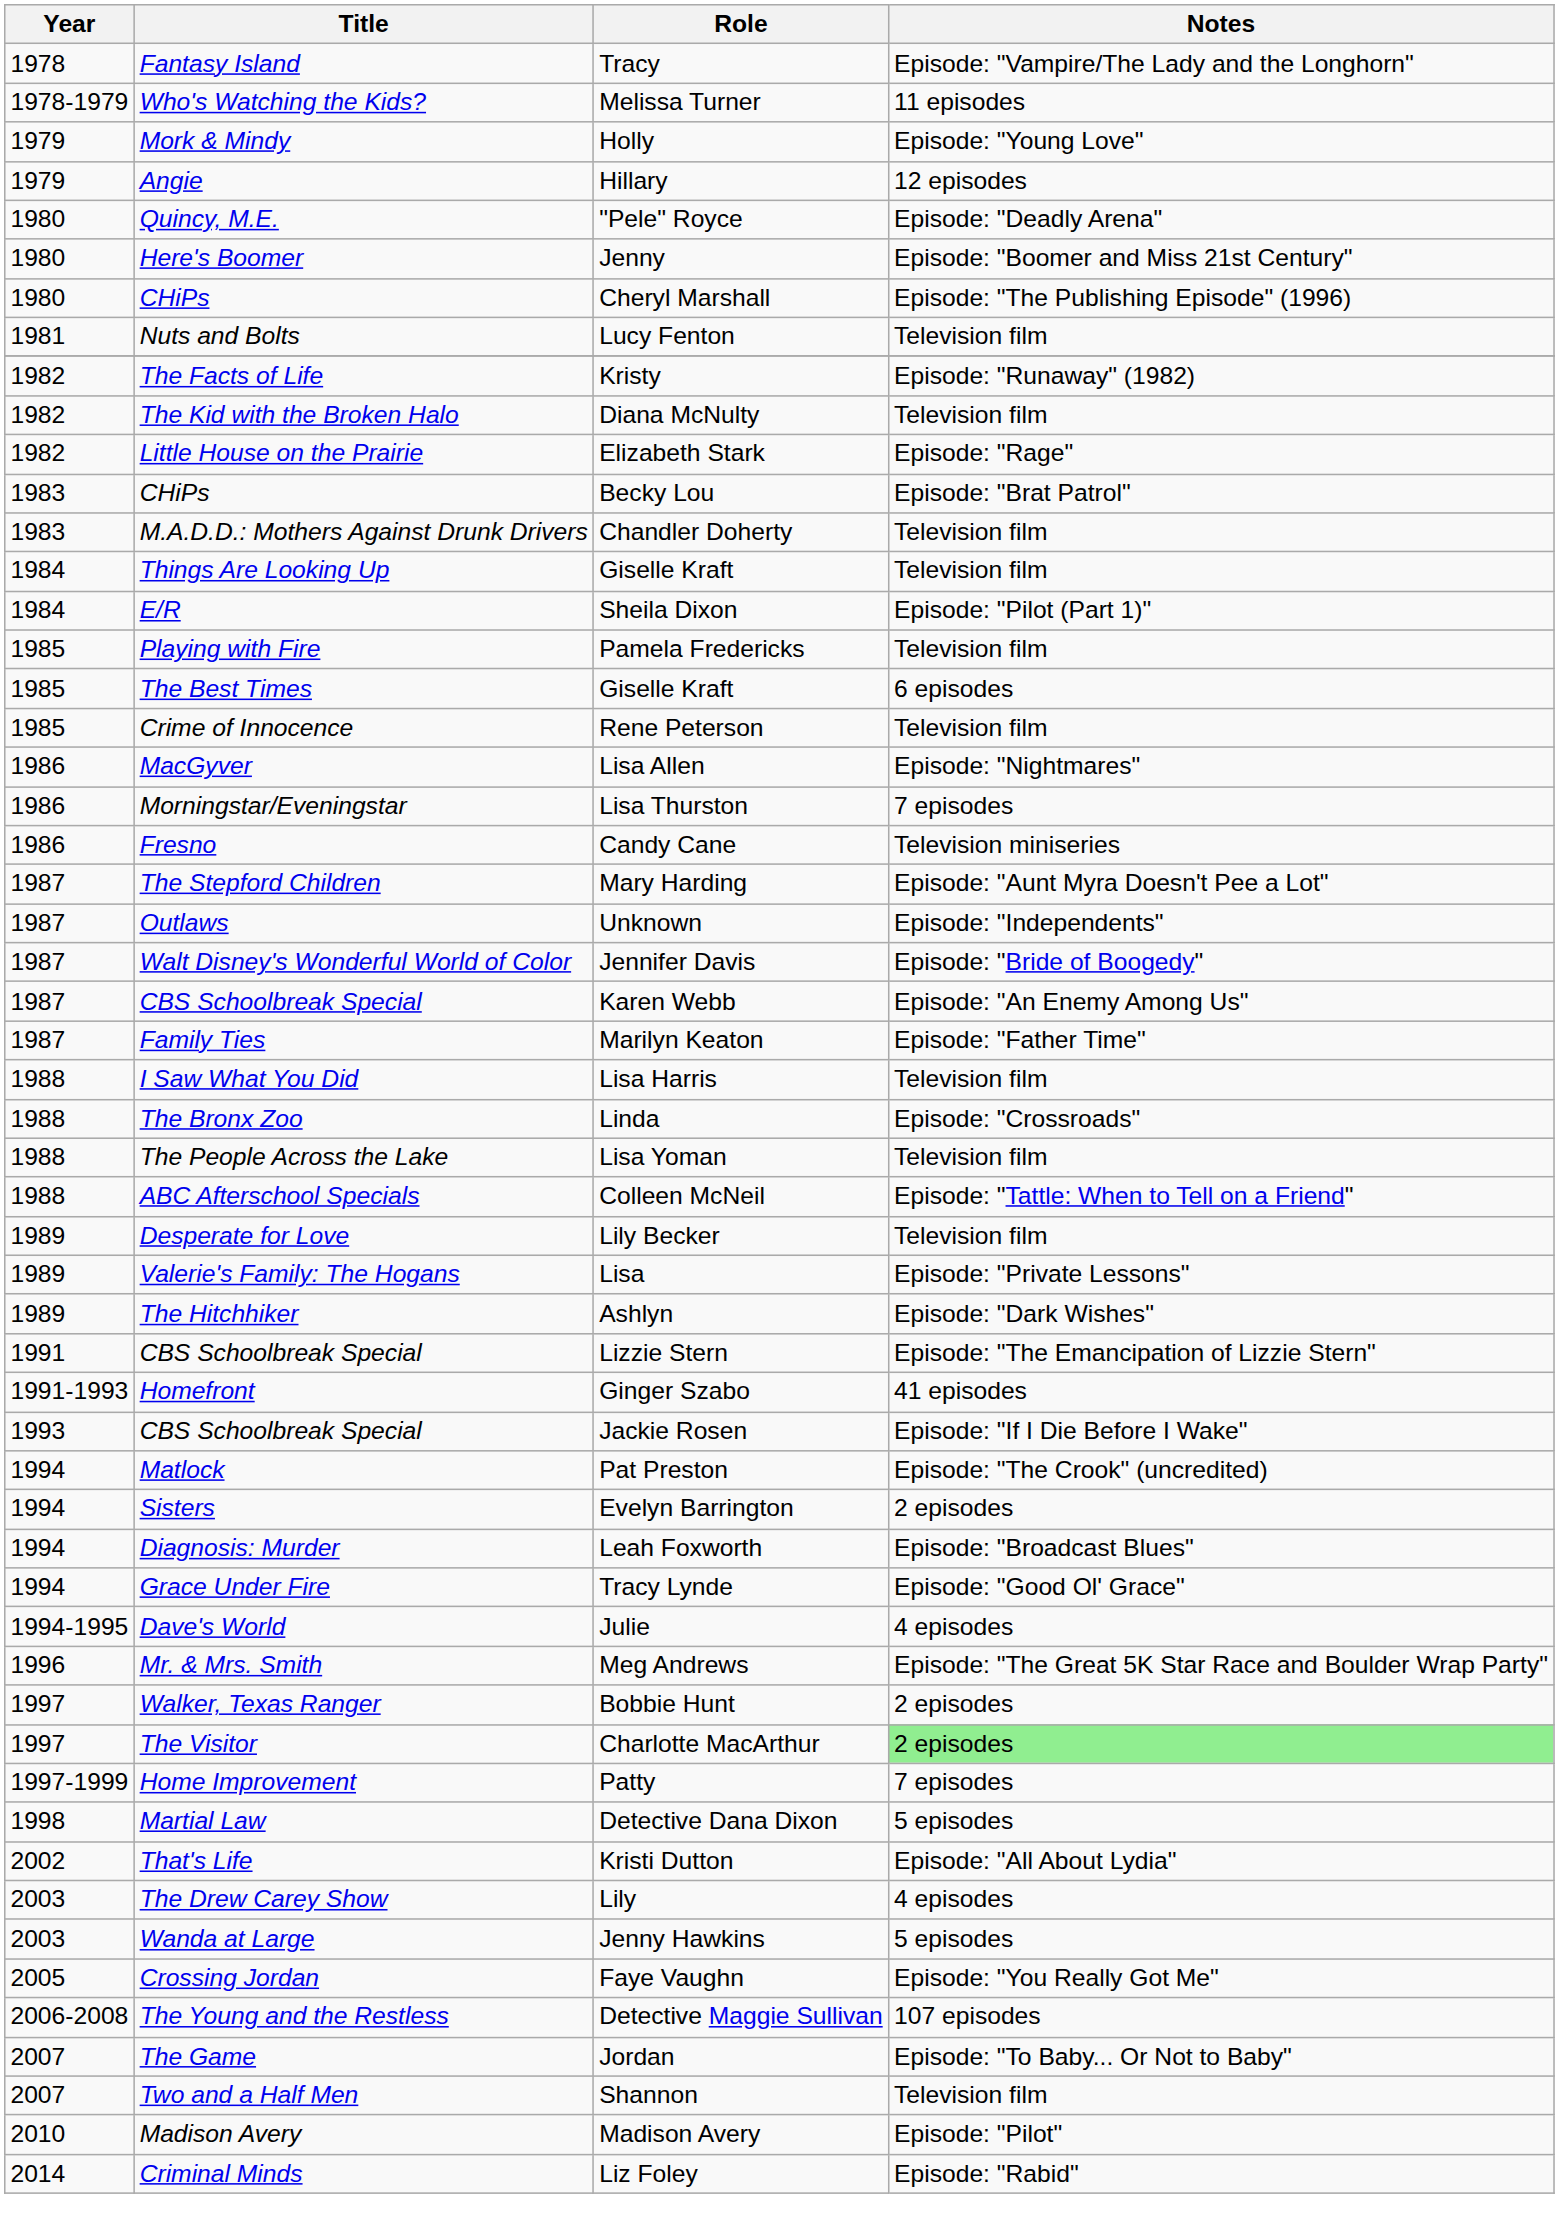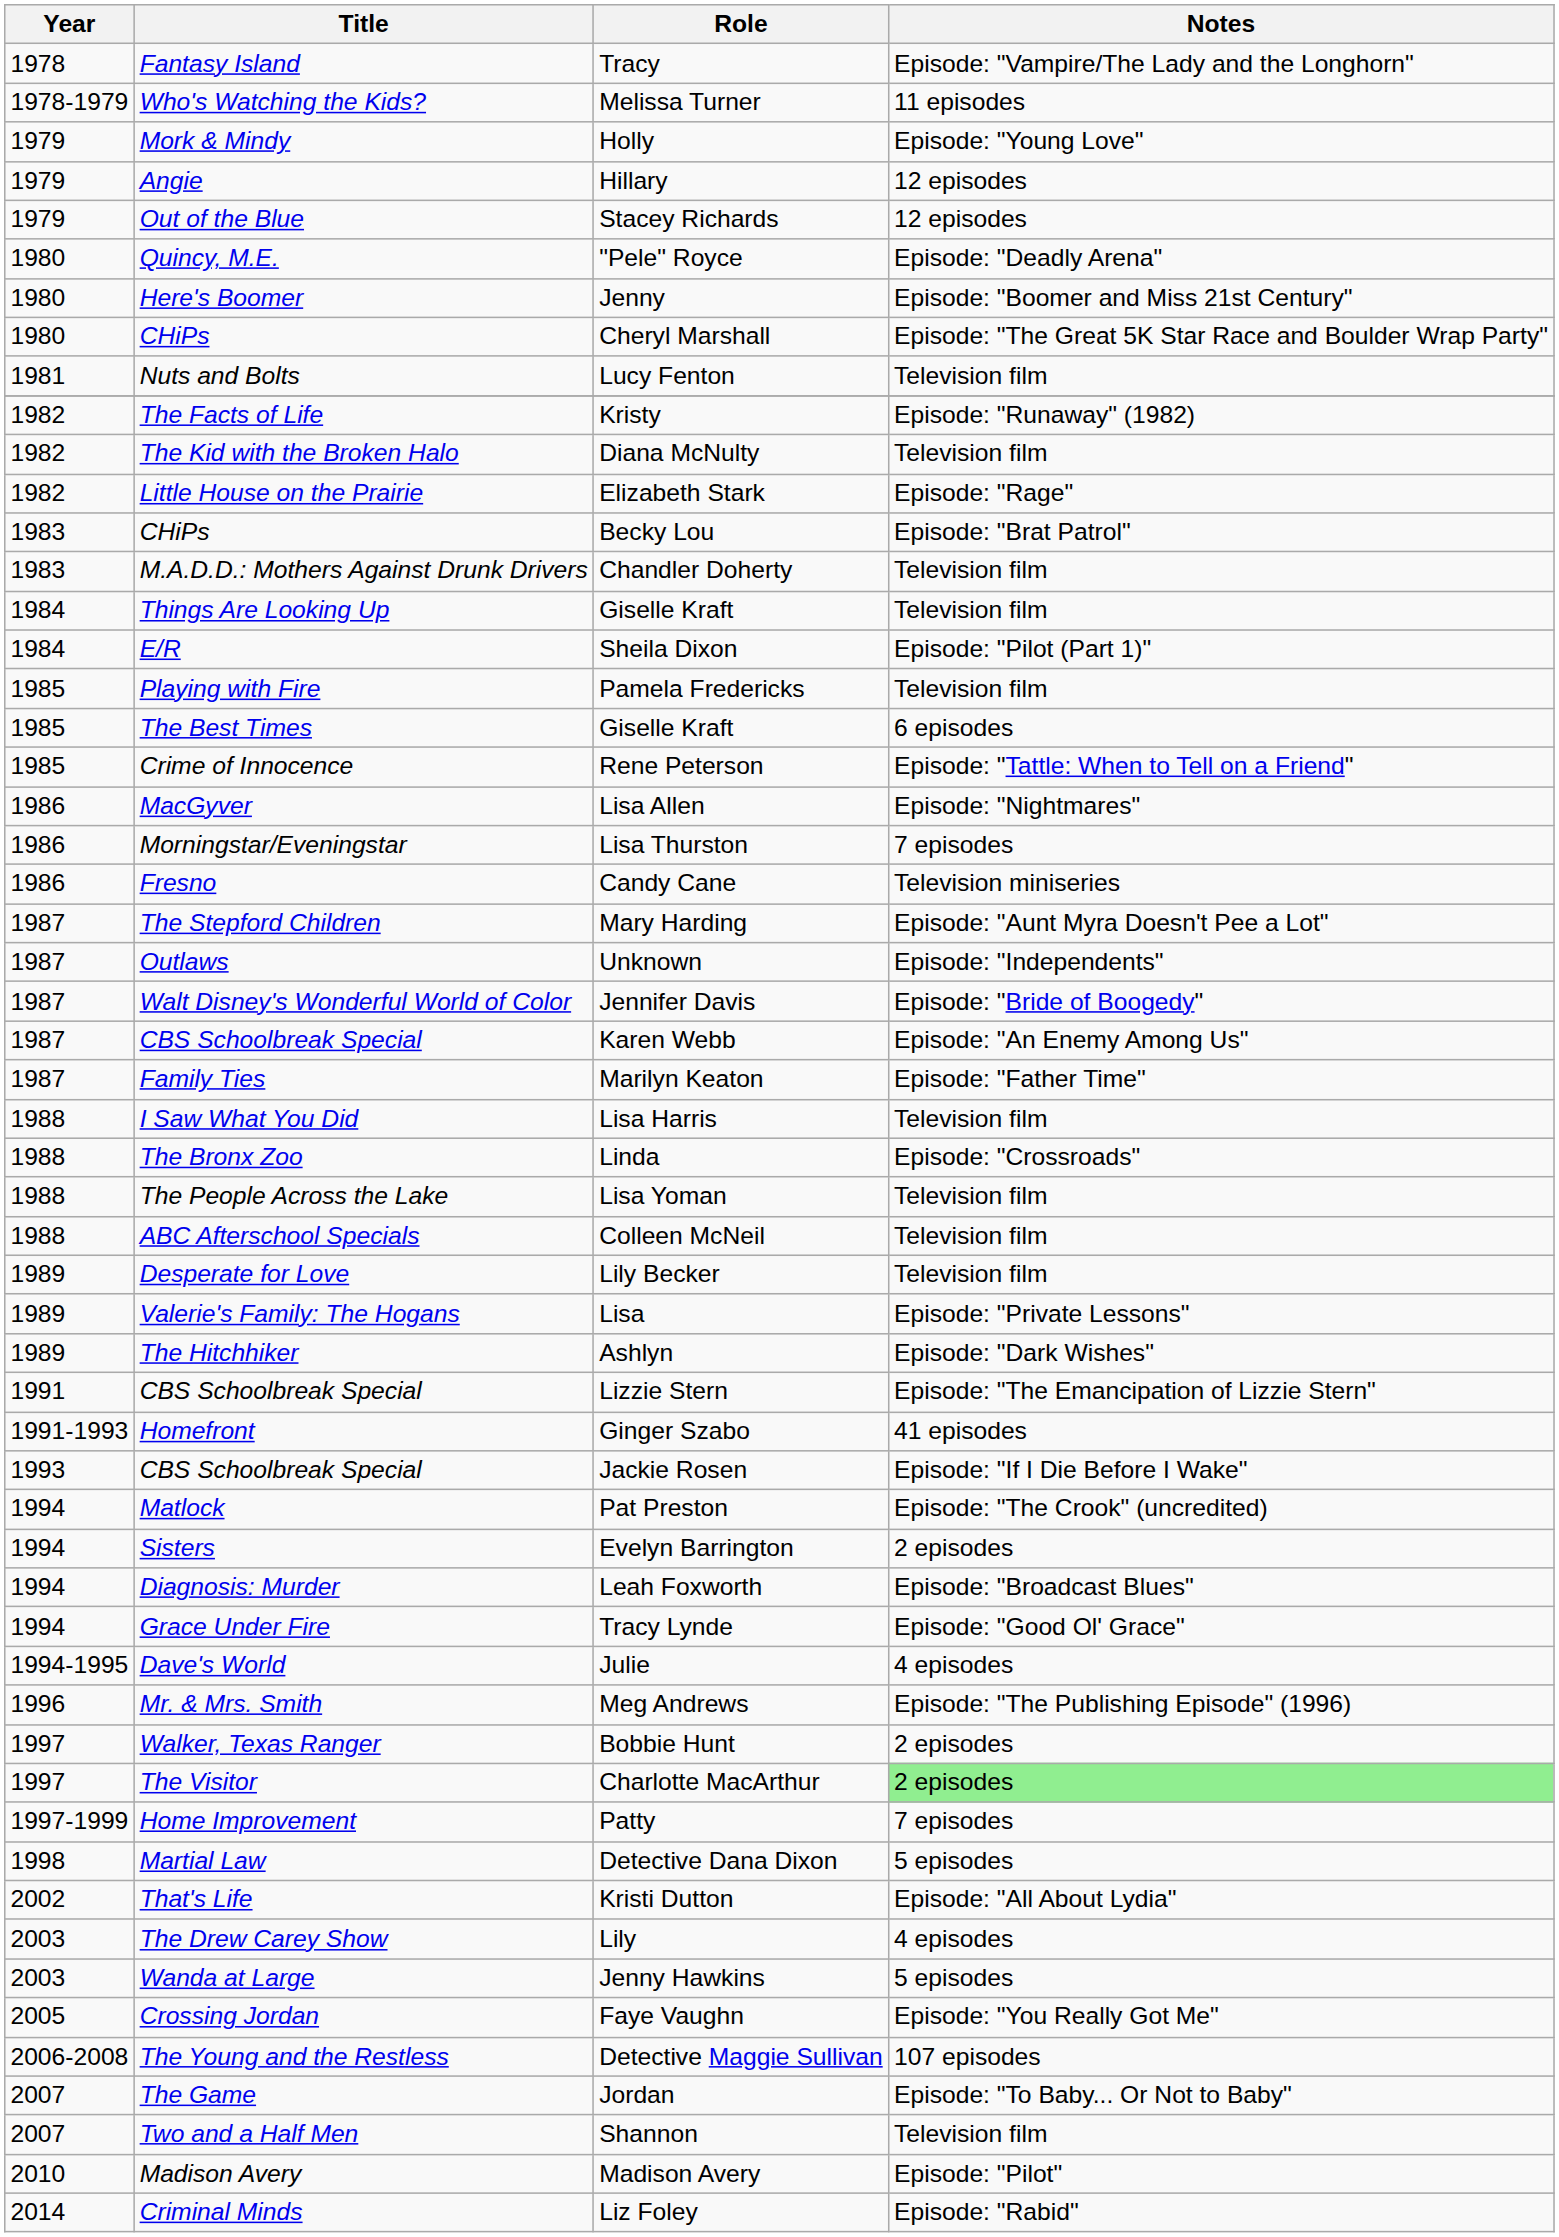+ row: (222, 219)
(1123, 297) Episode: "The Publishing Episode" (1996) -> (1221, 336) Episode: "The Great 5K Star Race and Boulder Wrap Party"
(971, 727) Television film -> (1124, 766) Episode: "Tattle: When to Tell on a Friend"
(1124, 1196) Episode: "Tattle: When to Tell on a Friend" -> (971, 1235) Television film
(1221, 1665) Episode: "The Great 5K Star Race and Boulder Wrap Party" -> (1123, 1704) Episode: "The Publishing Episode" (1996)
